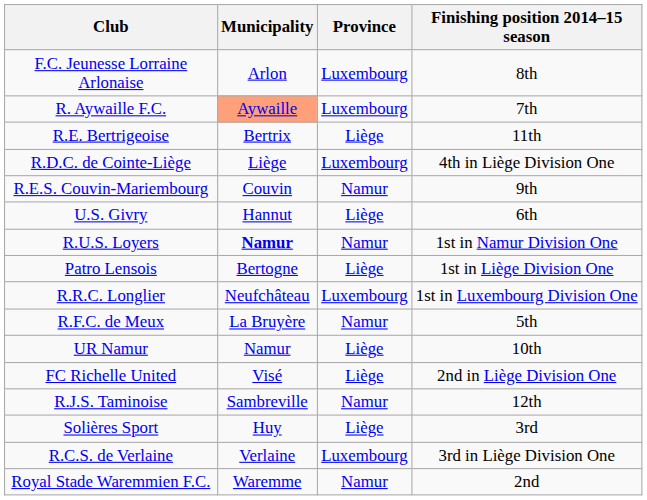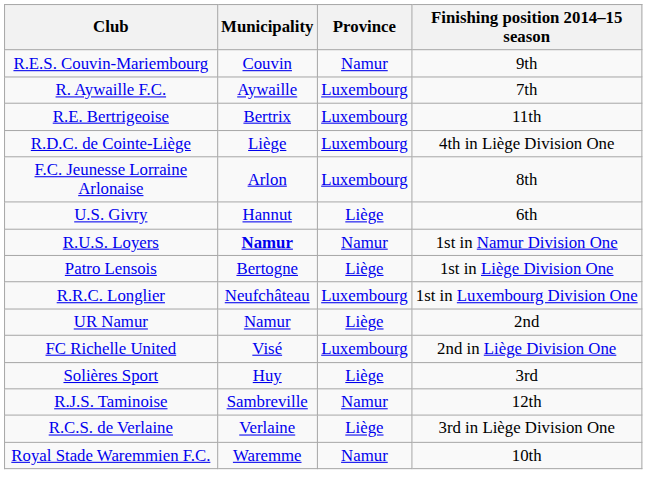rows swapped: (111, 72) <-> (111, 188)
(267, 108) lightsalmon background -> (267, 90) no background
(364, 135) Liège -> (364, 116) Luxembourg
- row: (111, 322)
(527, 348) 10th -> (527, 322) 2nd
(364, 375) Liège -> (364, 348) Luxembourg
rows swapped: (111, 428) <-> (111, 401)
(364, 455) Luxembourg -> (364, 428) Liège
(527, 481) 2nd -> (527, 455) 10th
